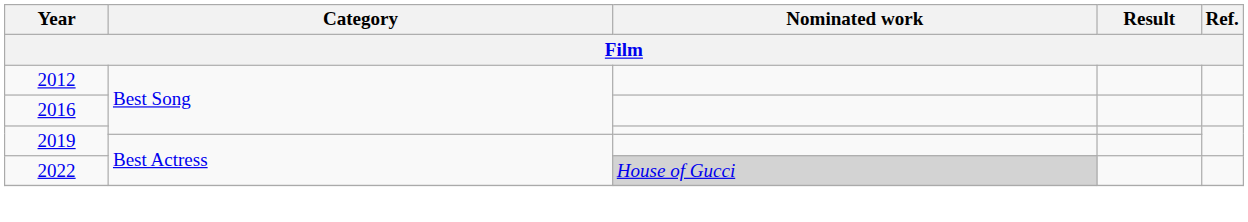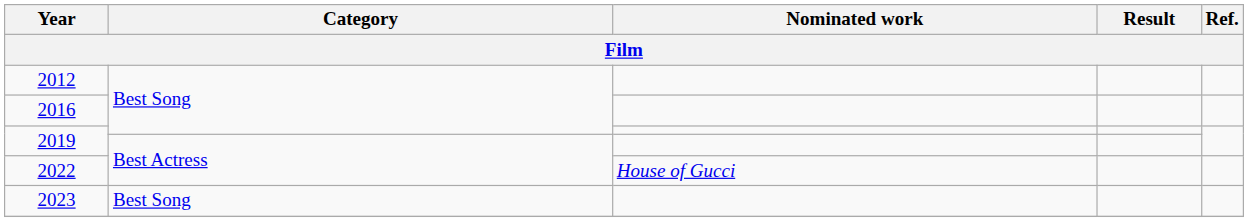(676, 170) lightgrey background -> (676, 170) no background
+ row: (57, 200)
